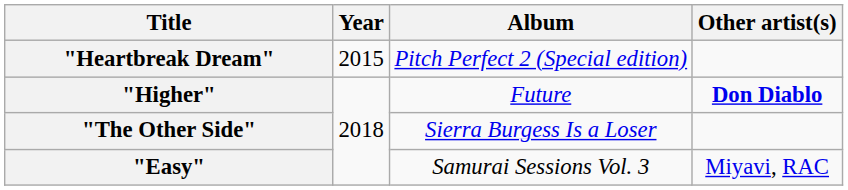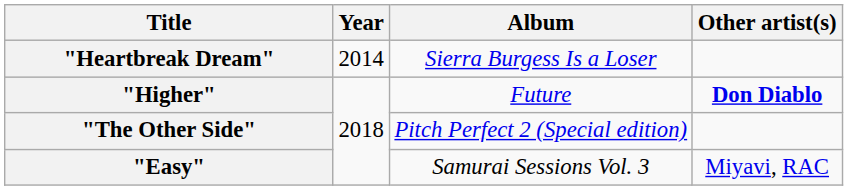(361, 58) 2015 -> (361, 58) 2014
(541, 58) Pitch Perfect 2 (Special edition) -> (541, 58) Sierra Burgess Is a Loser
(541, 130) Sierra Burgess Is a Loser -> (541, 130) Pitch Perfect 2 (Special edition)
